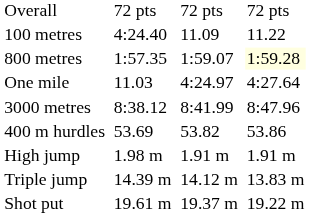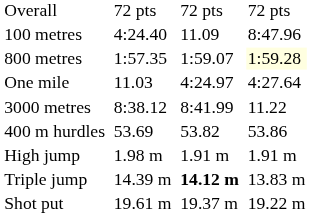(266, 34) 11.22 -> (274, 34) 8:47.96
(273, 106) 8:47.96 -> (267, 106) 11.22
(209, 179) normal -> (210, 179) bold
